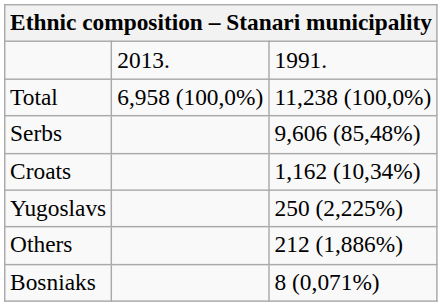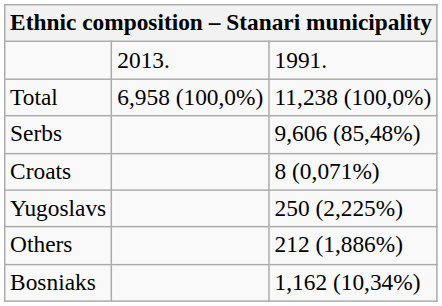(348, 171) 1,162 (10,34%) -> (327, 171) 8 (0,071%)
(327, 282) 8 (0,071%) -> (348, 282) 1,162 (10,34%)
